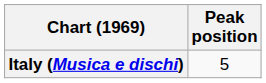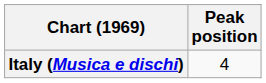(225, 63) 5 -> (225, 63) 4
